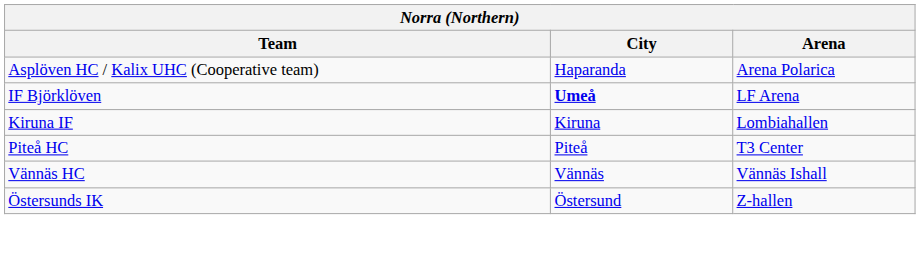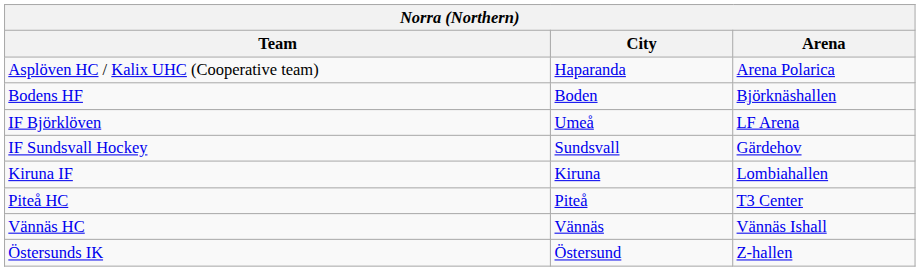+ row: (46, 95)
(575, 95) bold -> (574, 122) normal
+ row: (78, 148)
